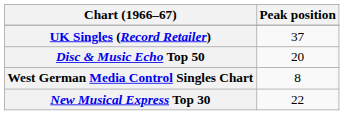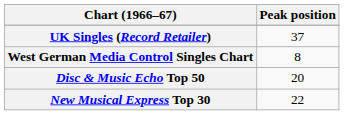rows swapped: (130, 57) <-> (130, 78)
